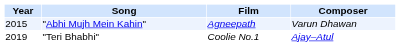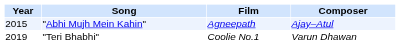(324, 24) Varun Dhawan -> (312, 24) Ajay–Atul
(312, 37) Ajay–Atul -> (324, 37) Varun Dhawan
